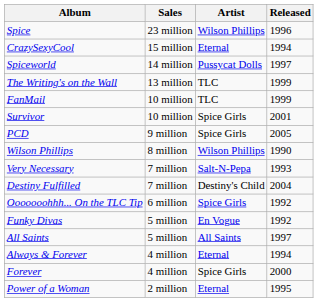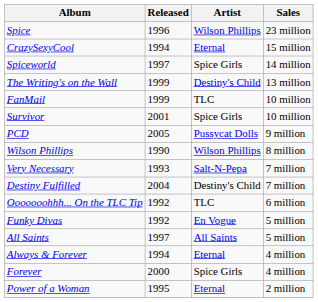columns swapped: (290, 13) <-> (170, 13)
(230, 64) Pussycat Dolls -> (218, 64) Spice Girls
(208, 82) TLC -> (227, 82) Destiny's Child
(222, 133) Spice Girls -> (226, 133) Pussycat Dolls
(222, 202) Spice Girls -> (204, 202) TLC
